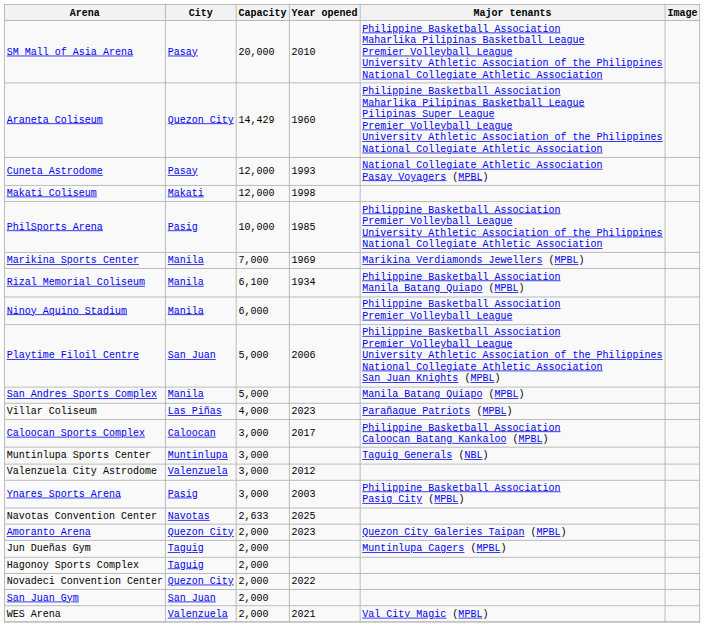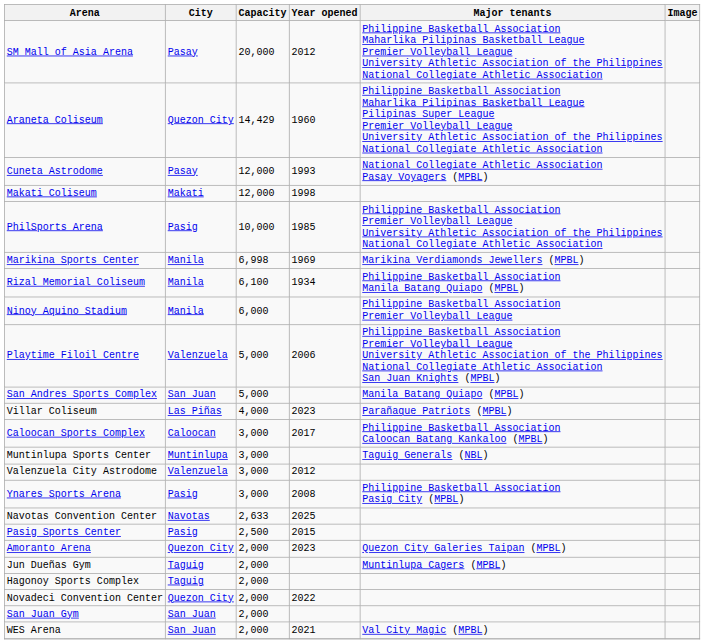(303, 52) 2010 -> (303, 52) 2012
(254, 261) 7,000 -> (254, 261) 6,998
(192, 356) San Juan -> (198, 356) Valenzuela
(186, 395) Manila -> (192, 395) San Juan
(303, 494) 2003 -> (303, 494) 2008
+ row: (64, 532)
(198, 614) Valenzuela -> (192, 630) San Juan
